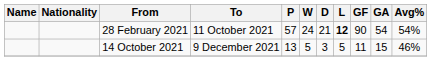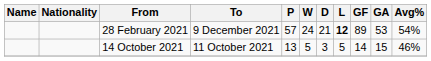(233, 30) 11 October 2021 -> (236, 30) 9 December 2021
(361, 30) 90 -> (361, 30) 89
(381, 30) 54 -> (381, 30) 53
(236, 47) 9 December 2021 -> (233, 47) 11 October 2021
(361, 47) 11 -> (361, 47) 14
